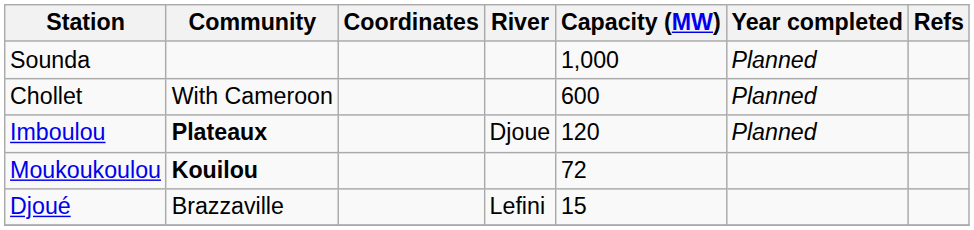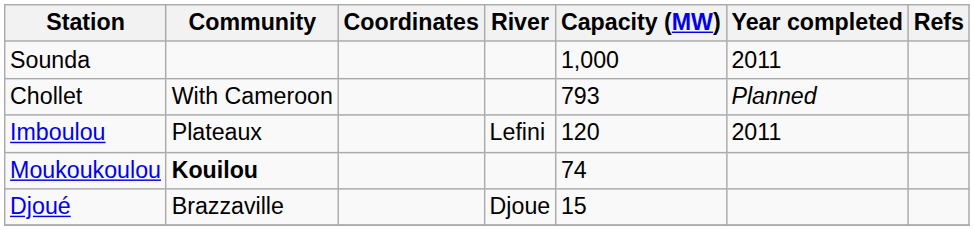(774, 59) Planned -> (756, 59) 2011
(580, 96) 600 -> (580, 96) 793
(219, 133) bold -> (217, 133) normal
(520, 133) Djoue -> (517, 133) Lefini
(774, 133) Planned -> (756, 133) 2011
(574, 170) 72 -> (574, 170) 74
(517, 206) Lefini -> (520, 206) Djoue
